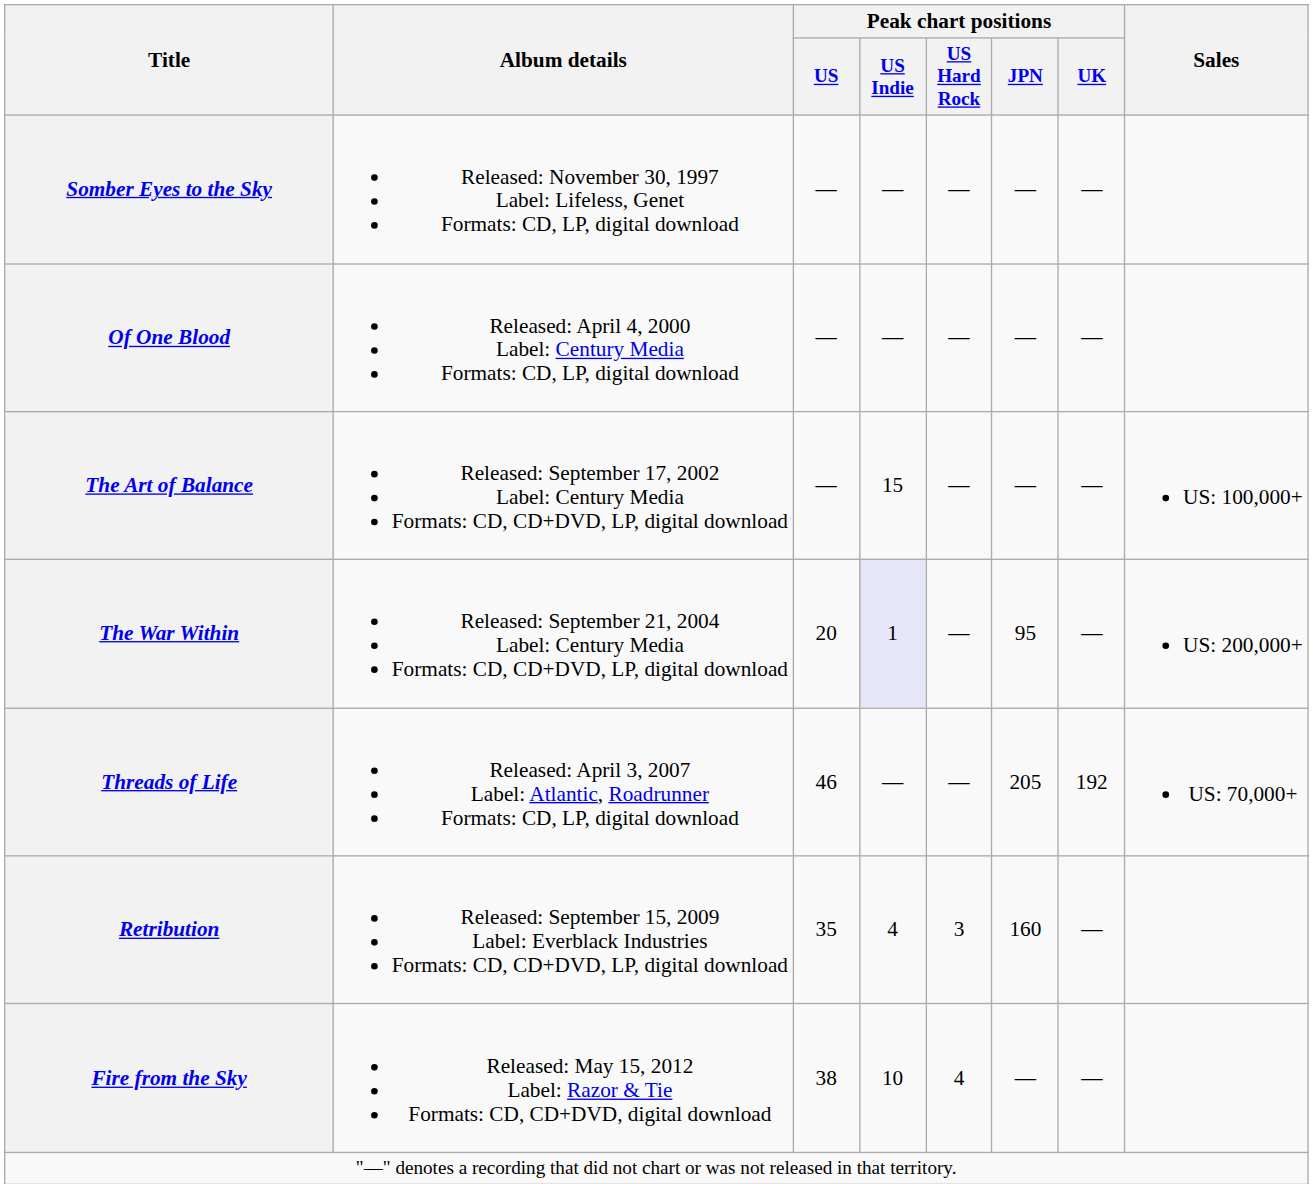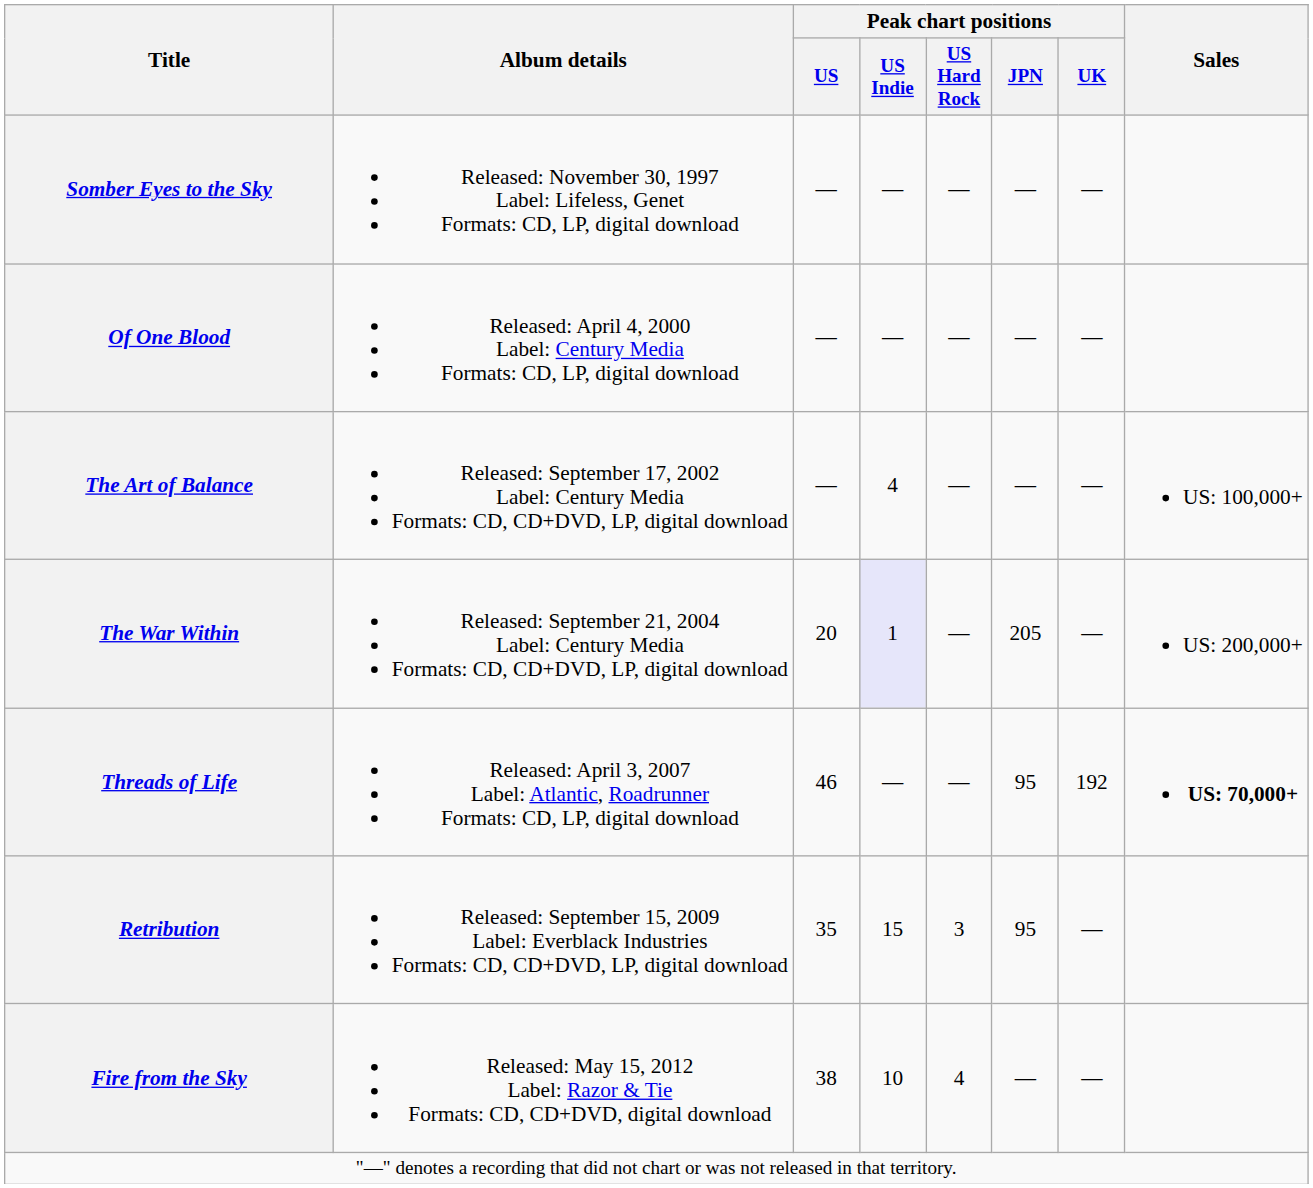(893, 485) 15 -> (893, 485) 4
(1025, 633) 95 -> (1025, 633) 205
(1025, 781) 205 -> (1025, 781) 95
(1216, 794) normal -> (1216, 794) bold
(893, 929) 4 -> (893, 929) 15
(1025, 929) 160 -> (1025, 929) 95
